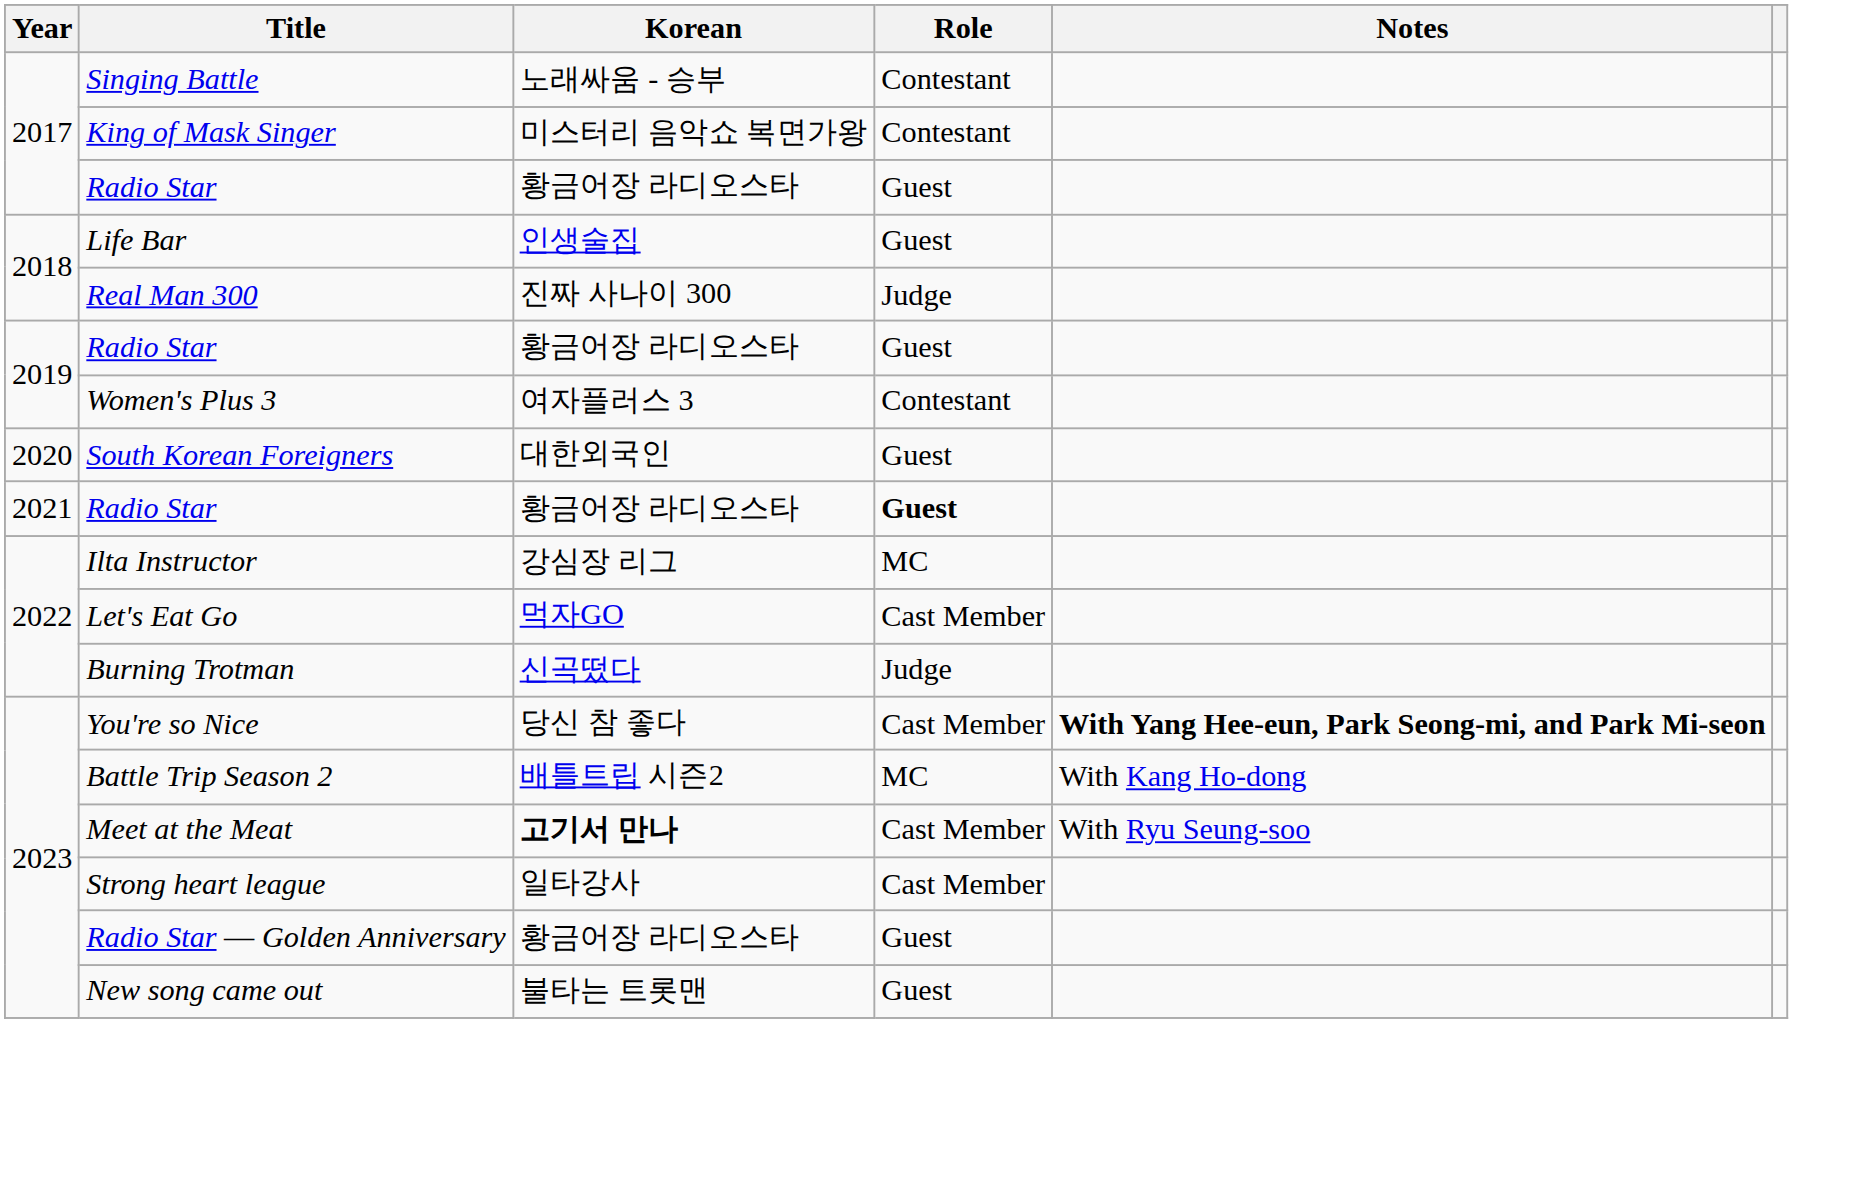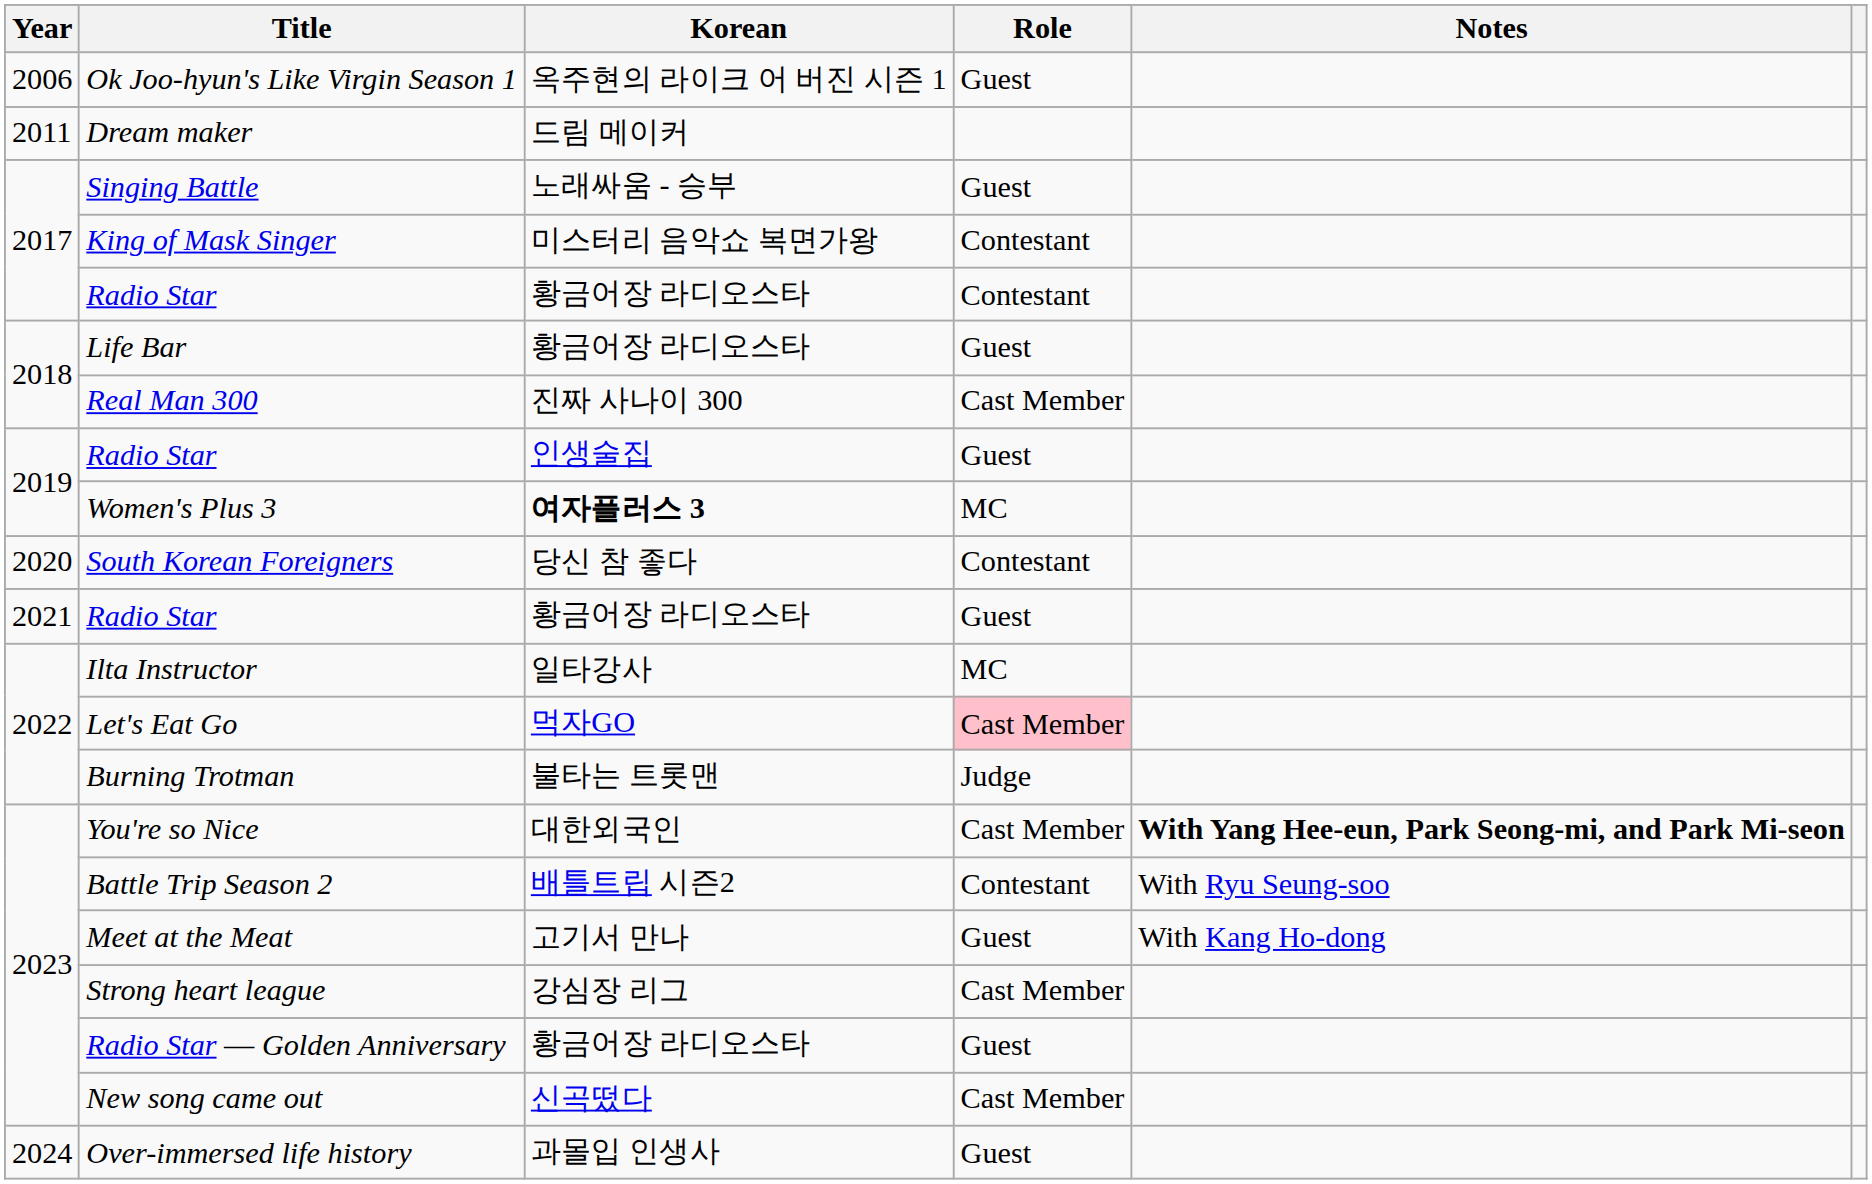+ row: (42, 79)
+ row: (42, 132)
(946, 79) Contestant -> (996, 186) Guest
(917, 186) Guest -> (1025, 293) Contestant
(580, 239) 인생술집 -> (671, 346) 황금어장 라디오스타
(917, 293) Judge -> (1042, 401) Cast Member
(660, 346) 황금어장 라디오스타 -> (591, 453) 인생술집
(607, 400) normal -> (618, 507) bold
(946, 401) Contestant -> (984, 508) MC
(595, 453) 대한외국인 -> (614, 560) 당신 참 좋다
(917, 454) Guest -> (1025, 561) Contestant
(919, 508) bold -> (996, 615) normal
(599, 560) 강심장 리그 -> (591, 668) 일타강사
(963, 615) no background -> (1042, 722) pink background
(580, 668) 신곡떴다 -> (625, 775) 불타는 트롯맨
(603, 721) 당신 참 좋다 -> (606, 829) 대한외국인
(905, 776) MC -> (1025, 883) Contestant
(1183, 776) With Kang Ho-dong -> (1264, 883) With Ryu Seung-soo
(599, 829) bold -> (610, 936) normal
(963, 830) Cast Member -> (996, 937) Guest
(1185, 830) With Ryu Seung-soo -> (1262, 937) With Kang Ho-dong
(580, 882) 일타강사 -> (610, 990) 강심장 리그
(614, 990) 불타는 트롯맨 -> (591, 1097) 신곡떴다
(917, 990) Guest -> (1042, 1098) Cast Member
+ row: (42, 1151)
